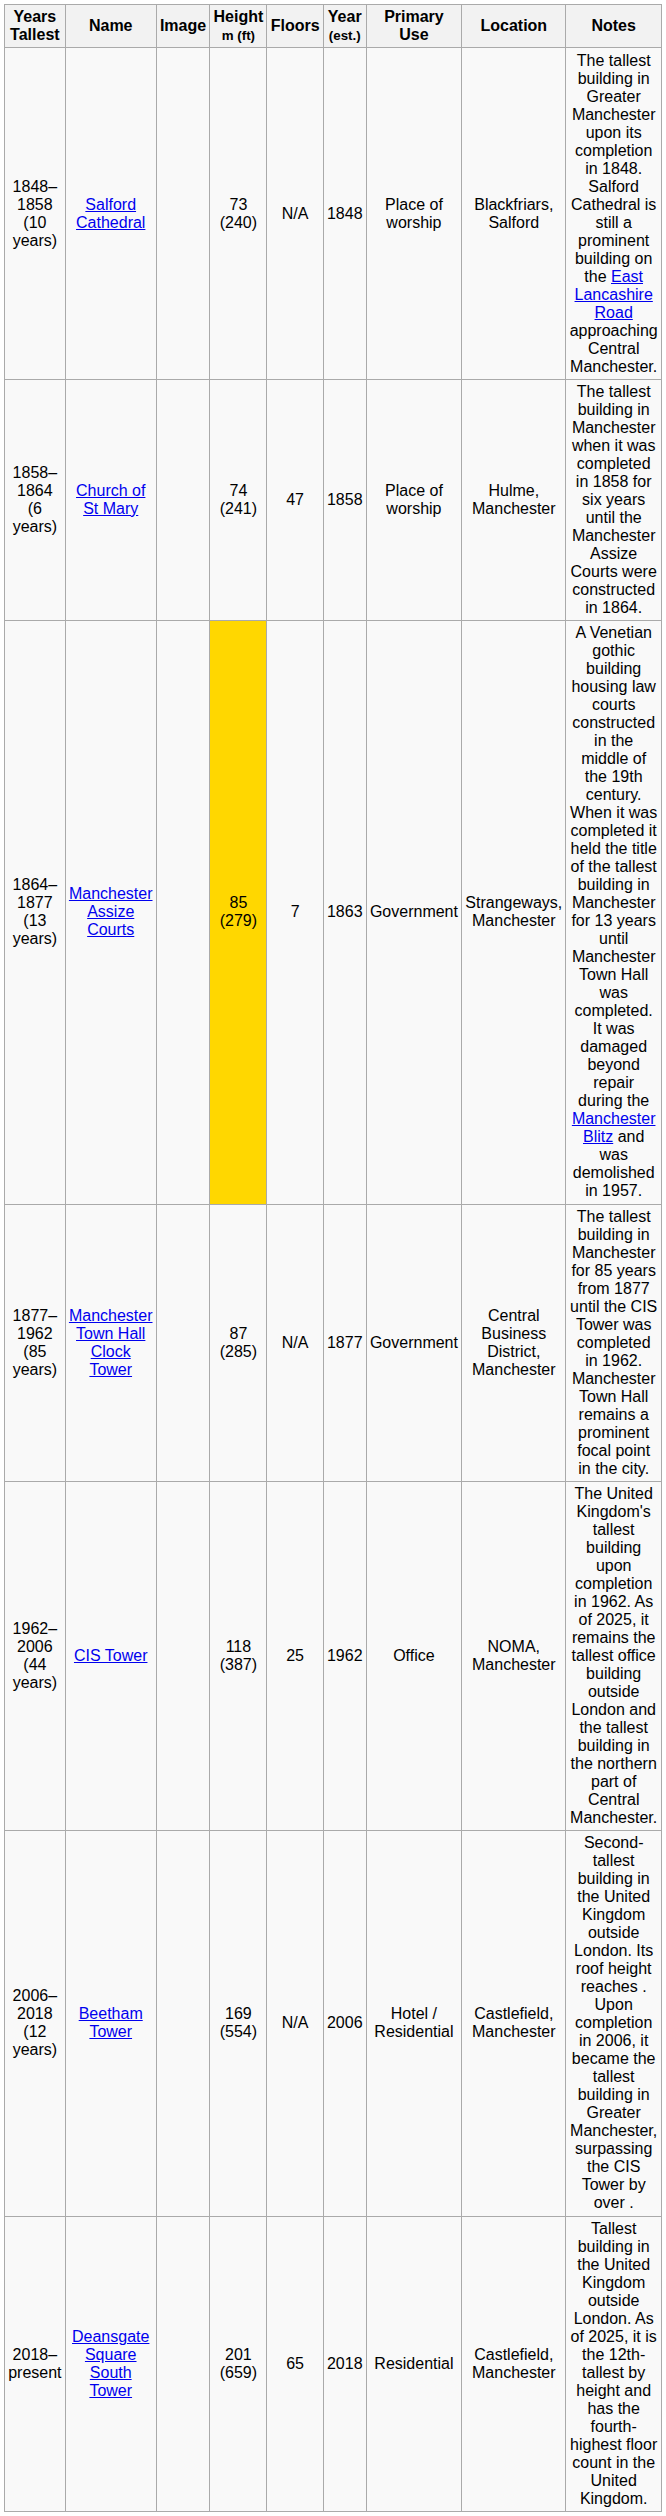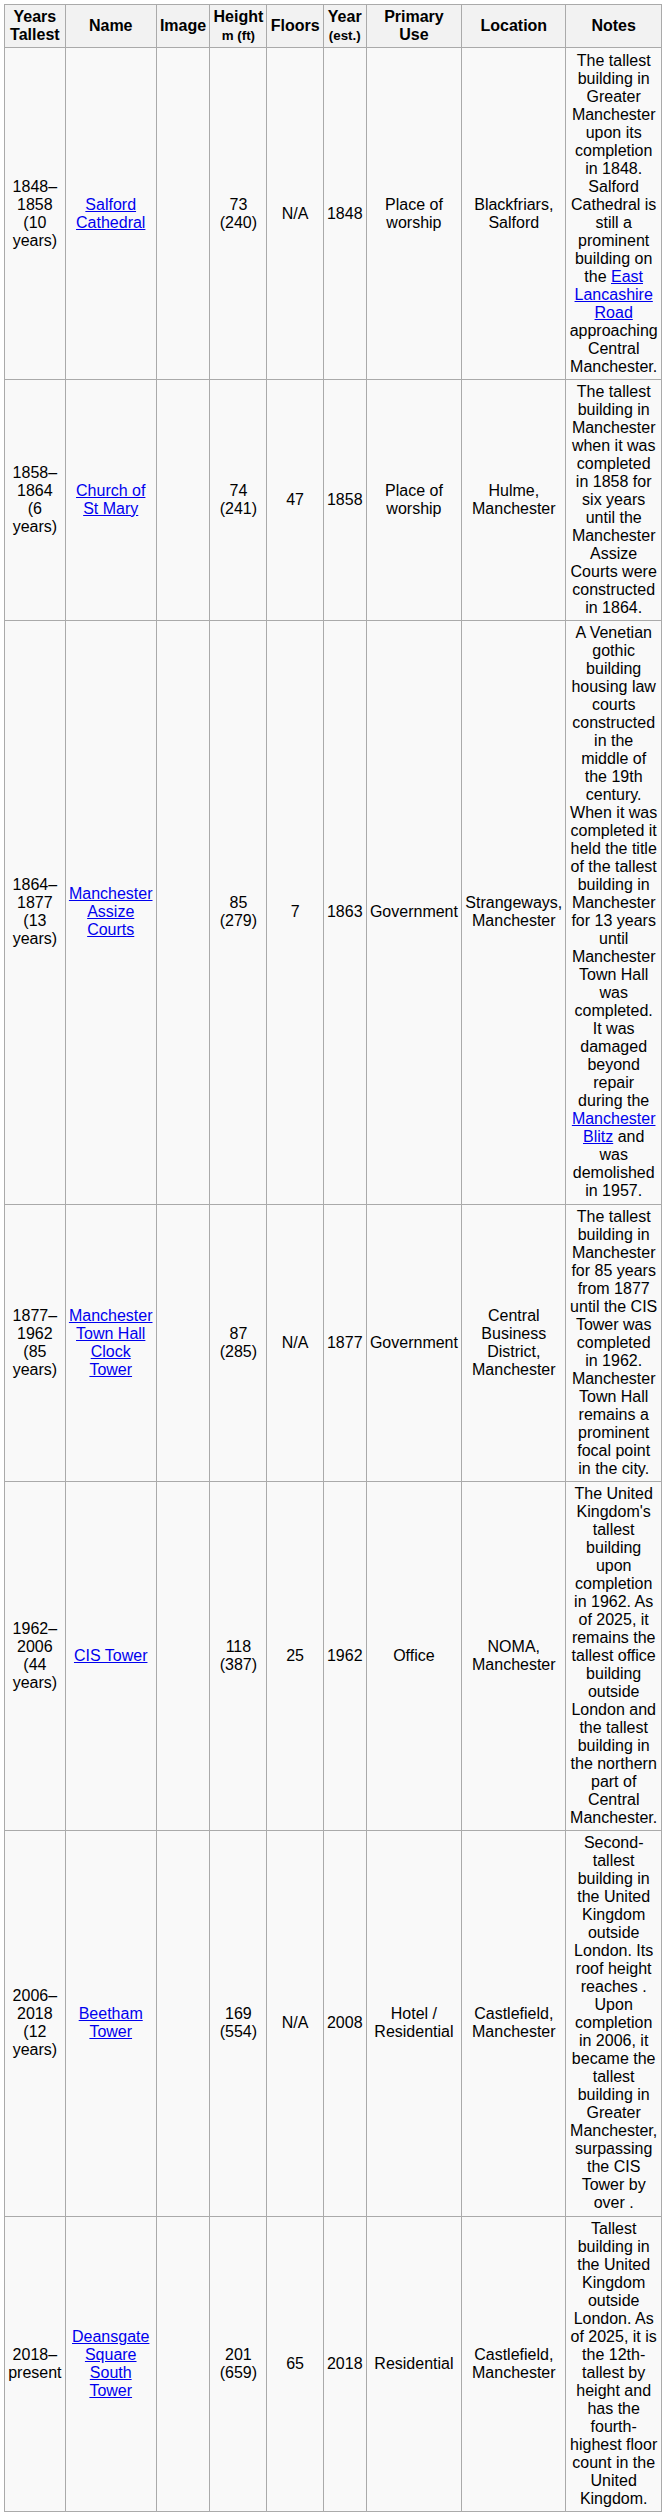(238, 912) gold background -> (238, 912) no background
(345, 2023) 2006 -> (345, 2023) 2008
